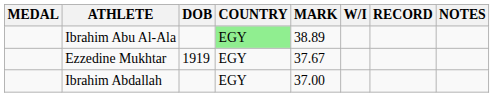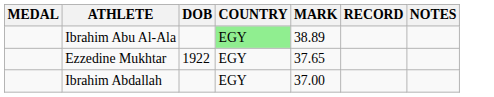- column: (355, 15)
(196, 59) 1919 -> (196, 59) 1922
(309, 59) 37.67 -> (309, 59) 37.65
